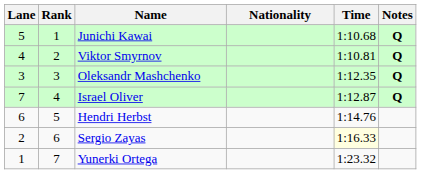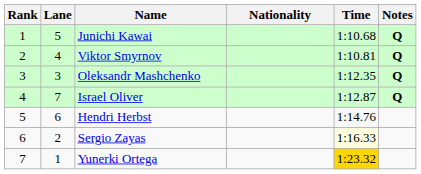columns swapped: (57, 14) <-> (21, 14)
(356, 158) no background -> (356, 158) gold background
